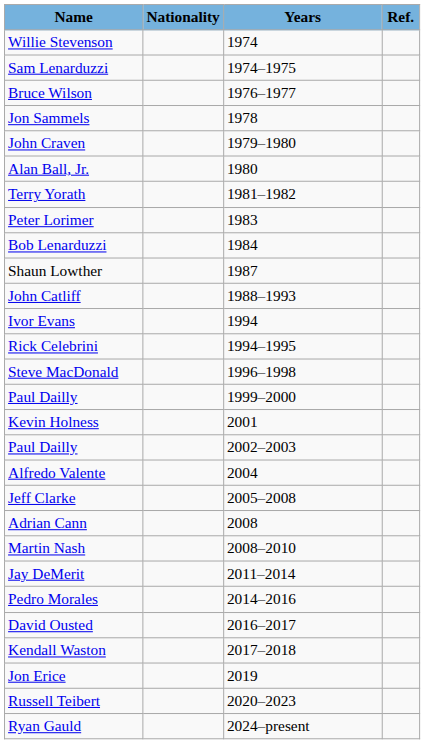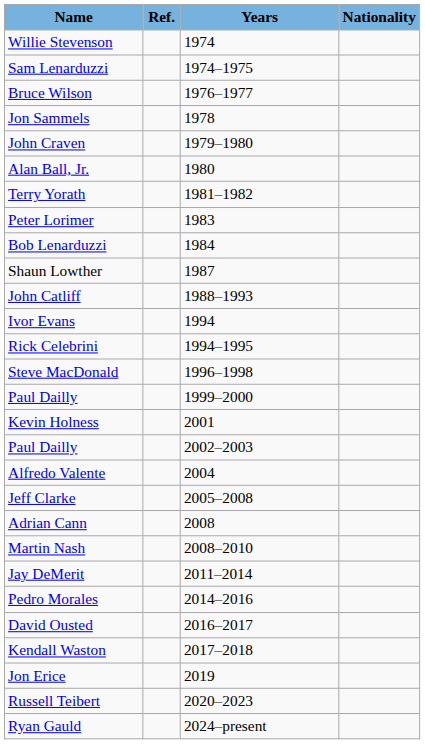columns swapped: (183, 17) <-> (401, 17)
